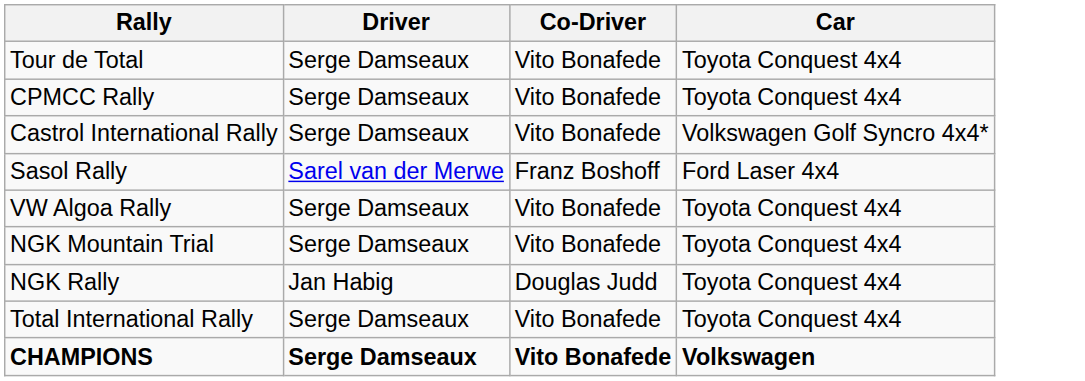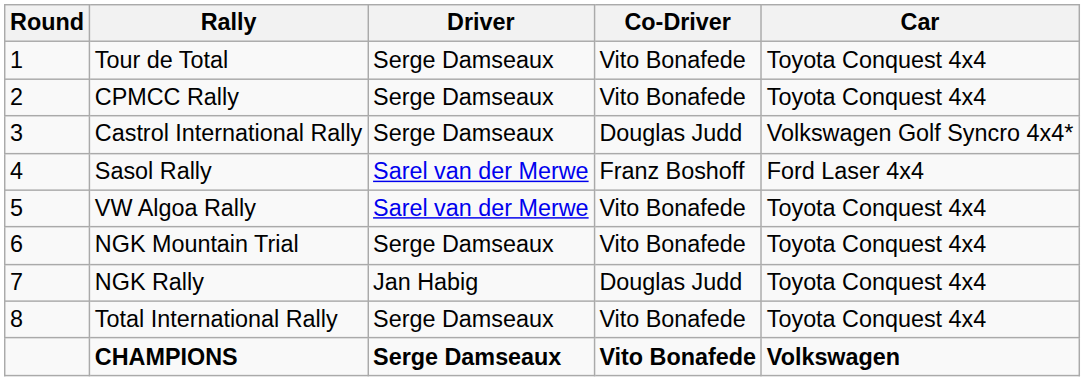+ column: (47, 23)
(588, 134) Vito Bonafede -> (671, 134) Douglas Judd
(379, 208) Serge Damseaux -> (481, 208) Sarel van der Merwe
